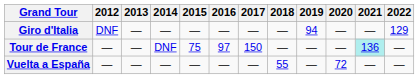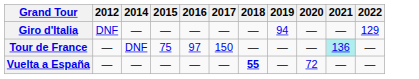- column: (136, 13)
(282, 64) normal -> (253, 64) bold
